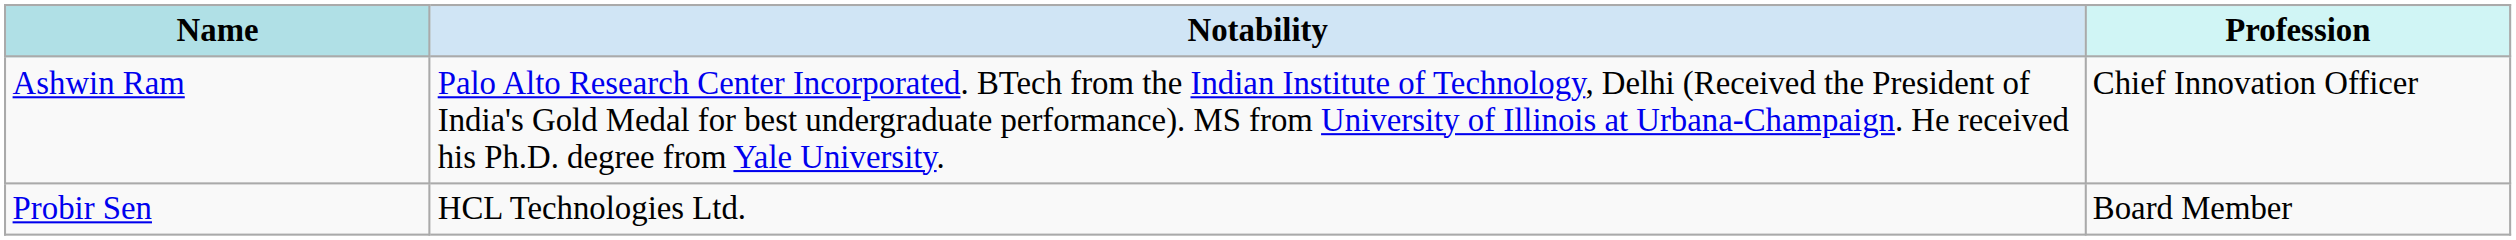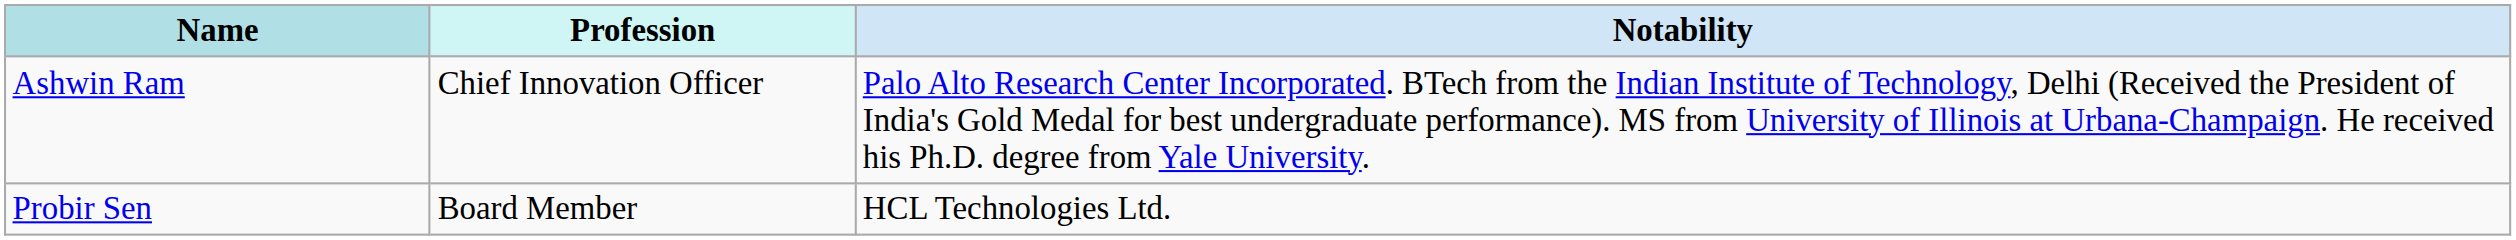columns swapped: (2298, 30) <-> (1258, 30)
